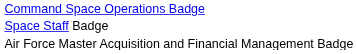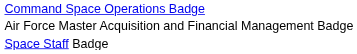rows swapped: (179, 43) <-> (56, 26)
